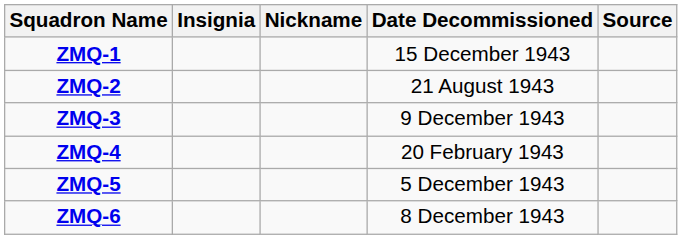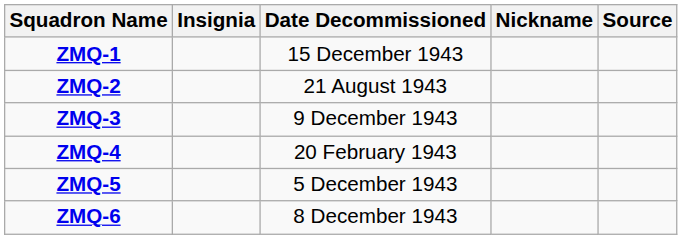columns swapped: (313, 20) <-> (482, 20)
